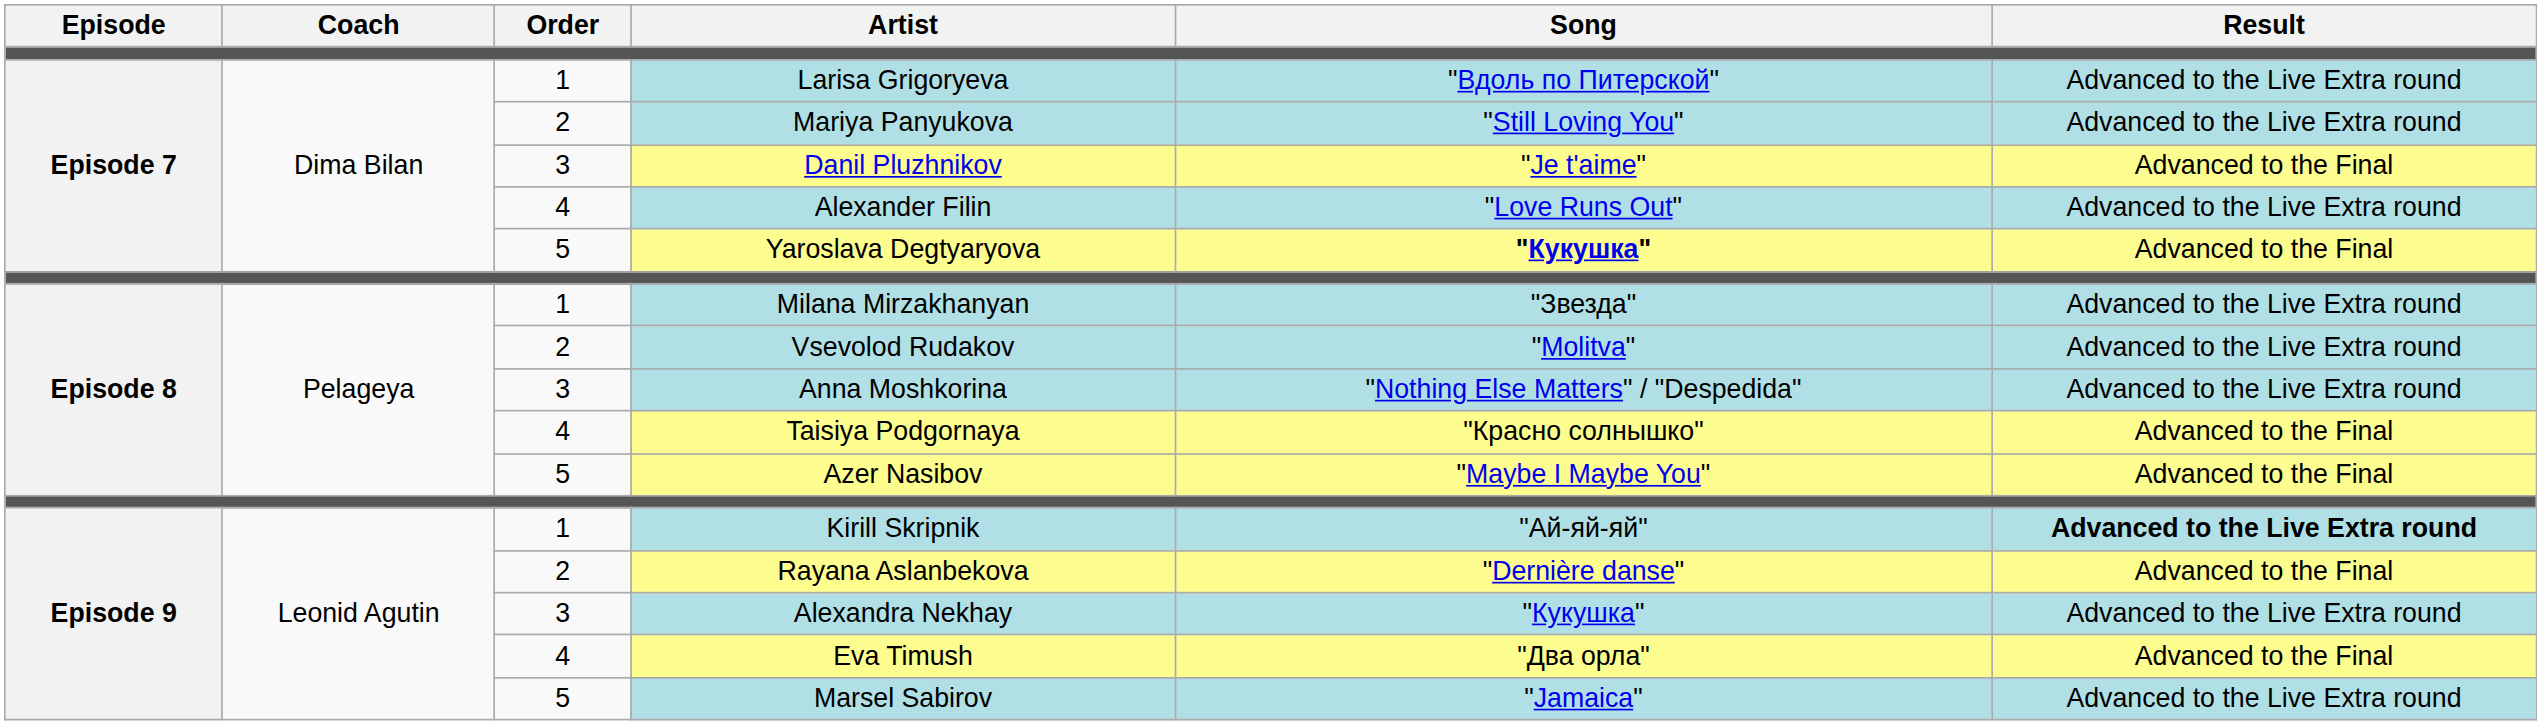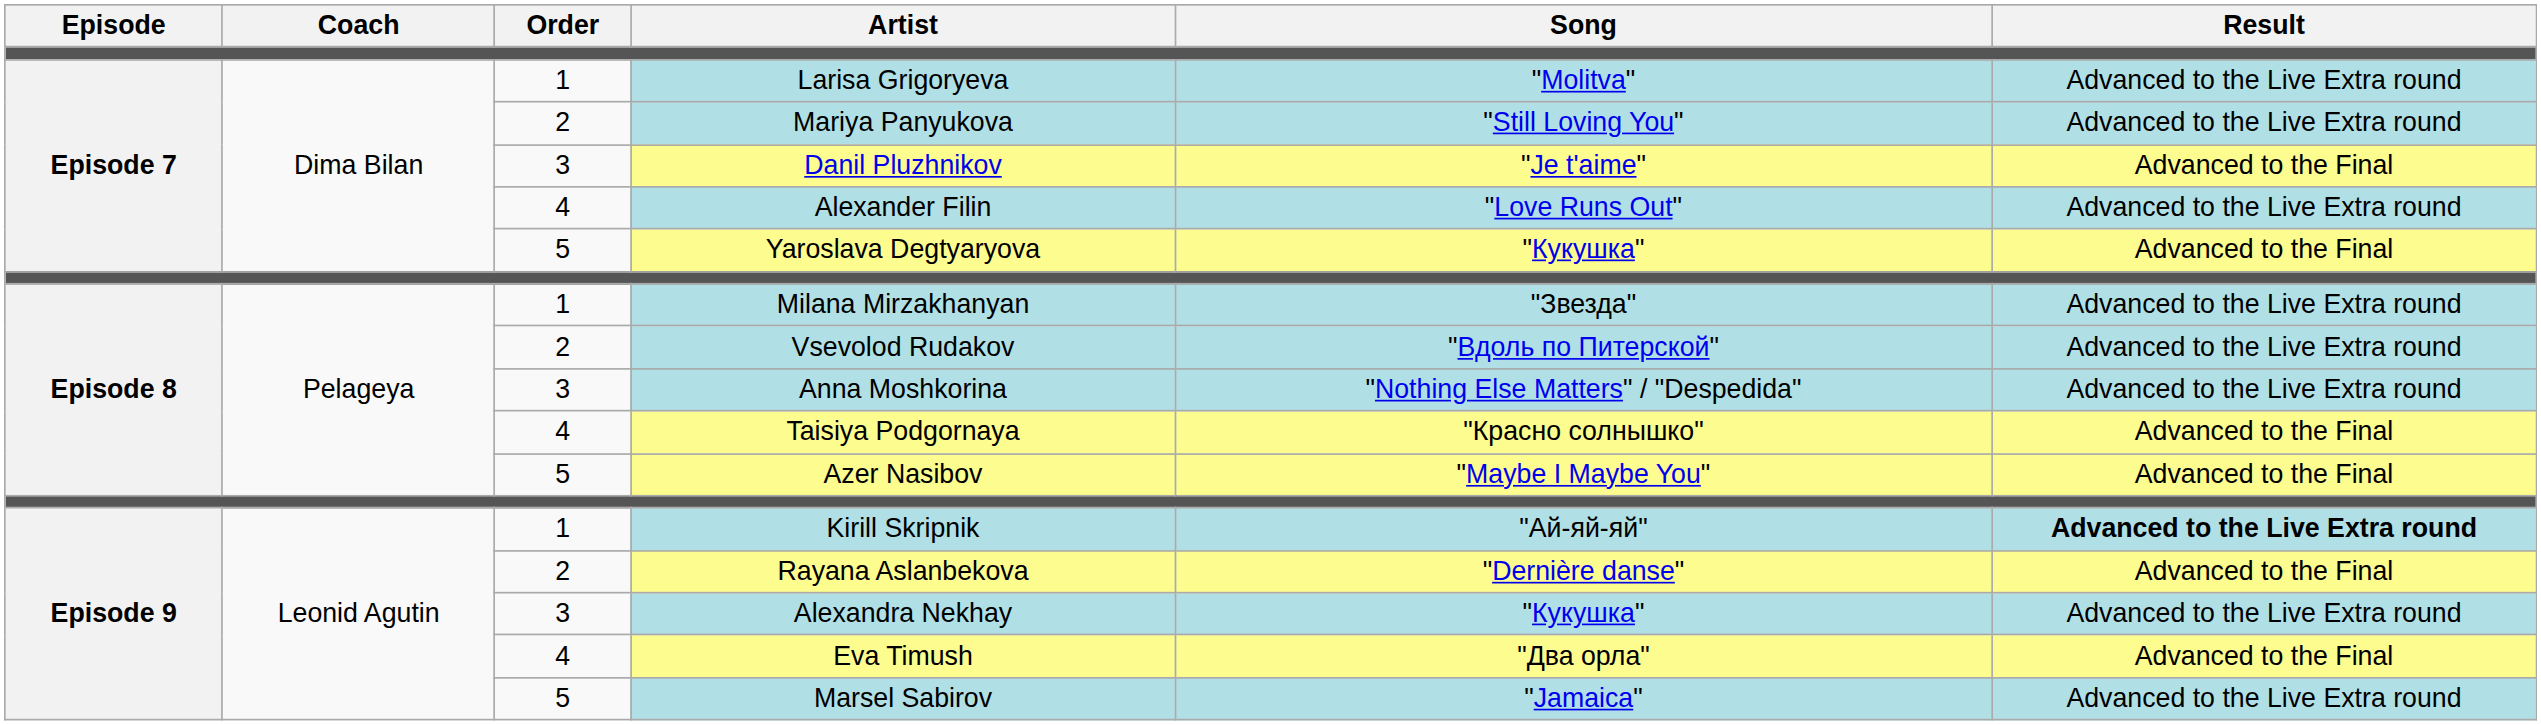(1583, 80) "Вдоль по Питерской" -> (1583, 80) "Molitva"
(1583, 249) bold -> (1583, 249) normal
(1583, 346) "Molitva" -> (1583, 346) "Вдоль по Питерской"
